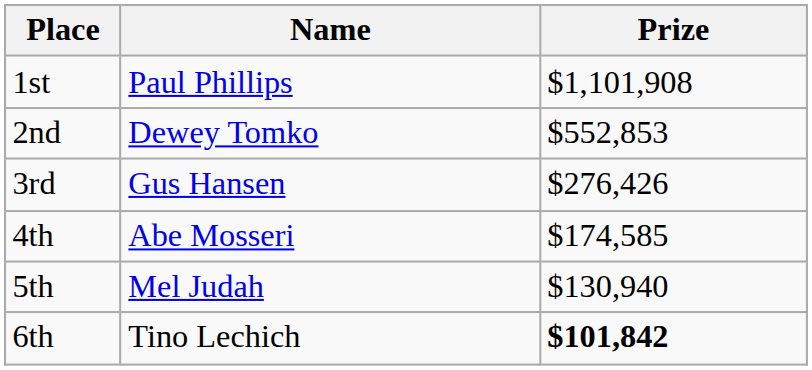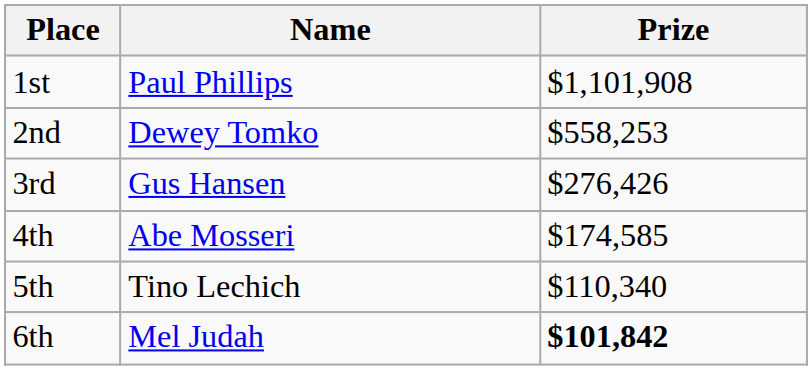(608, 132) $552,853 -> (608, 132) $558,253
(196, 286) Mel Judah -> (214, 286) Tino Lechich
(608, 286) $130,940 -> (607, 286) $110,340
(214, 337) Tino Lechich -> (196, 337) Mel Judah
